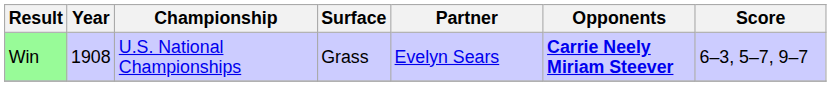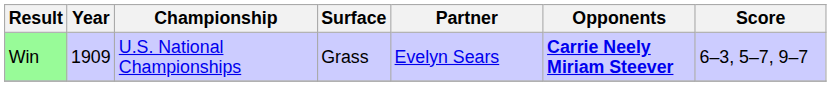(91, 56) 1908 -> (91, 56) 1909
